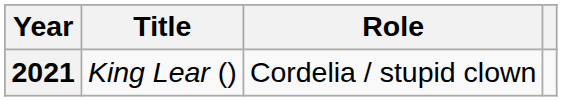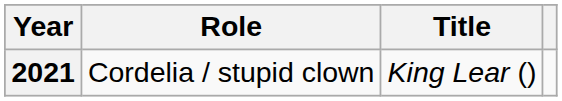columns swapped: (162, 27) <-> (393, 27)
